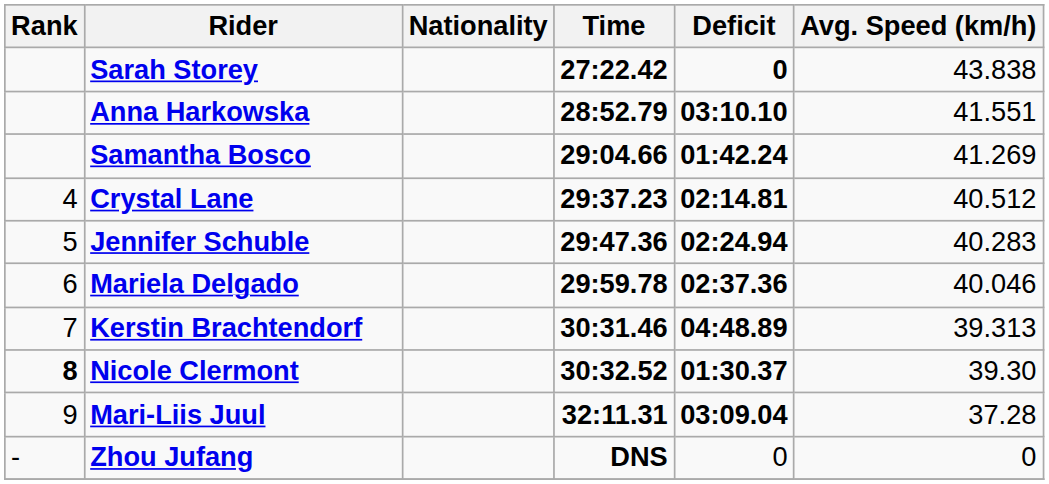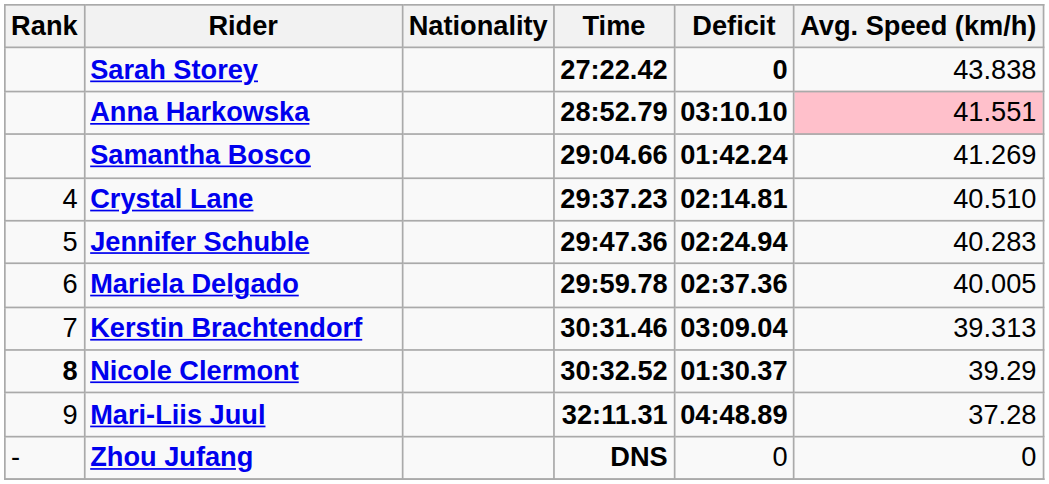(995, 112) no background -> (995, 112) pink background
(995, 198) 40.512 -> (995, 198) 40.510
(995, 284) 40.046 -> (995, 284) 40.005
(734, 328) 04:48.89 -> (734, 328) 03:09.04
(1002, 371) 39.30 -> (1002, 371) 39.29
(734, 414) 03:09.04 -> (734, 414) 04:48.89
